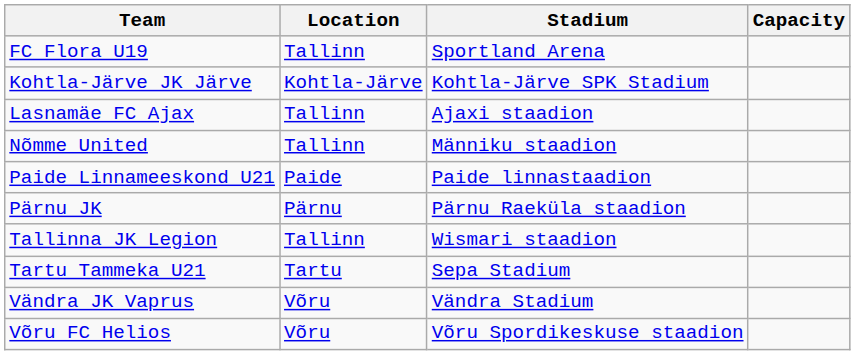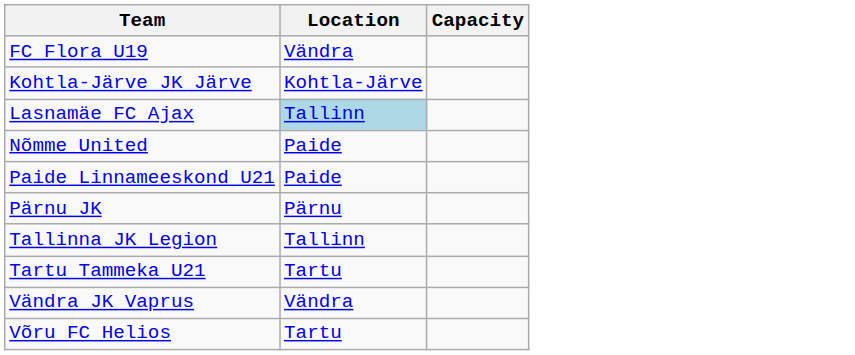- column: (588, 20)
(324, 52) Tallinn -> (319, 52) Vändra
(324, 114) no background -> (324, 114) lightblue background
(324, 146) Tallinn -> (313, 146) Paide
(307, 303) Võru -> (319, 303) Vändra
(307, 334) Võru -> (313, 334) Tartu
